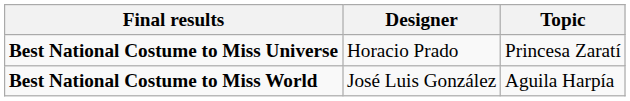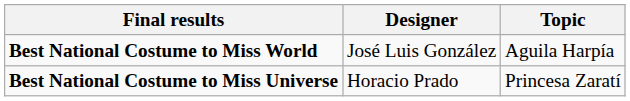rows swapped: (174, 50) <-> (163, 80)
